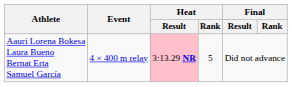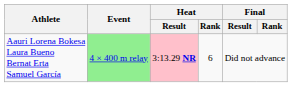(119, 58) no background -> (119, 58) lightgreen background
(210, 58) 5 -> (210, 58) 6
